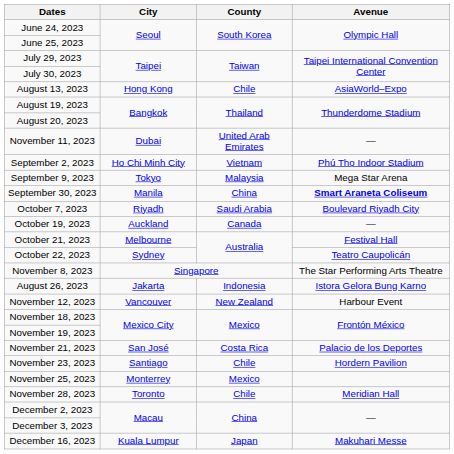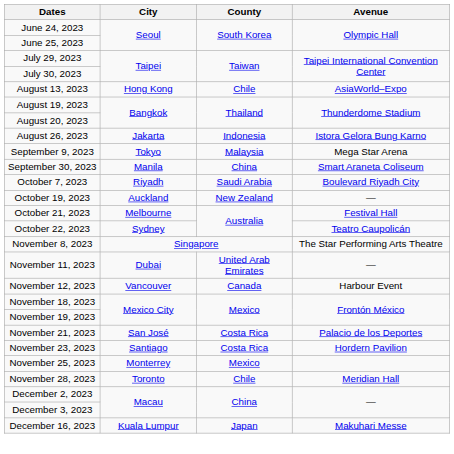rows swapped: (52, 286) <-> (52, 141)
- row: (52, 162)
(371, 193) bold -> (371, 167) normal
(244, 224) Canada -> (244, 197) New Zealand
(244, 301) New Zealand -> (244, 286) Canada
(244, 363) Chile -> (244, 348) Costa Rica
